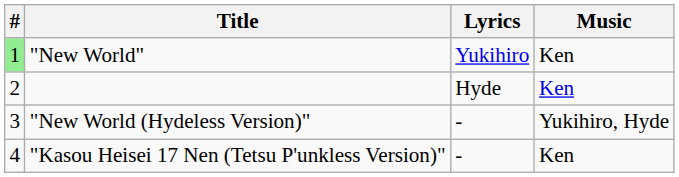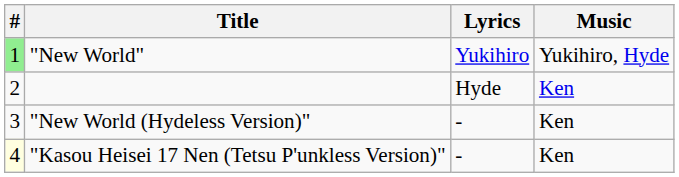(557, 54) Ken -> (604, 54) Yukihiro, Hyde
(604, 121) Yukihiro, Hyde -> (557, 121) Ken
(15, 155) no background -> (15, 155) lightyellow background
